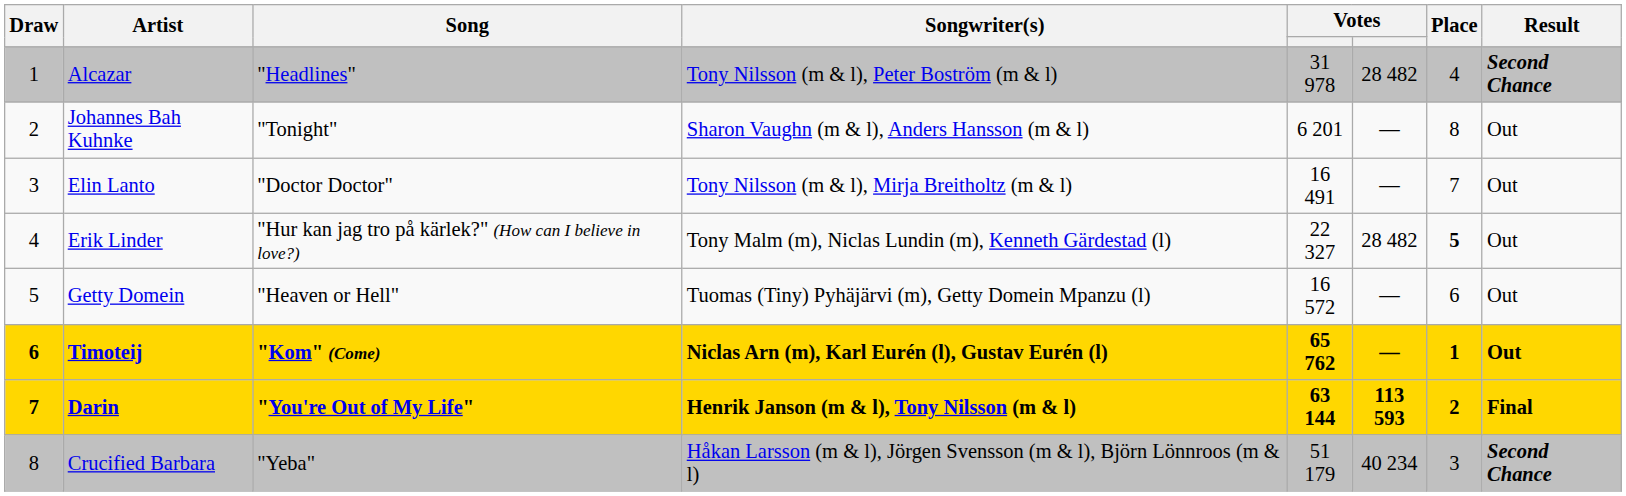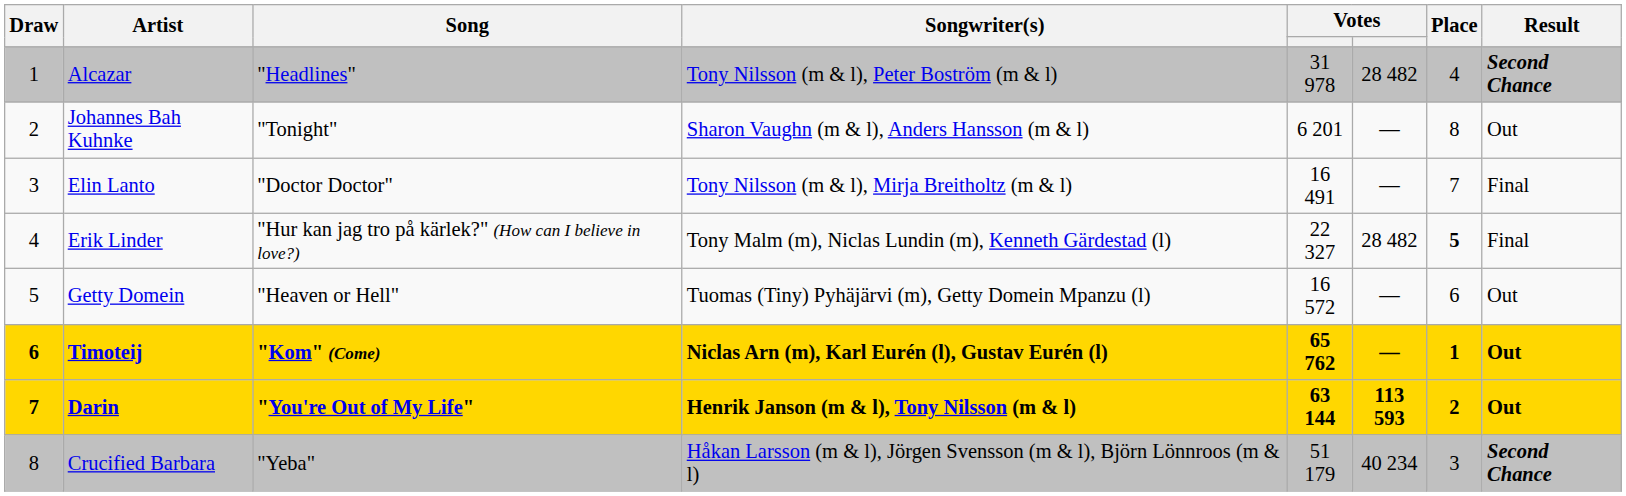(1502, 185) Out -> (1508, 185) Final
(1502, 240) Out -> (1508, 240) Final
(1510, 407) Final -> (1504, 407) Out
